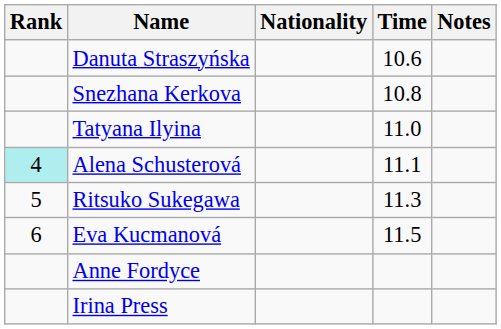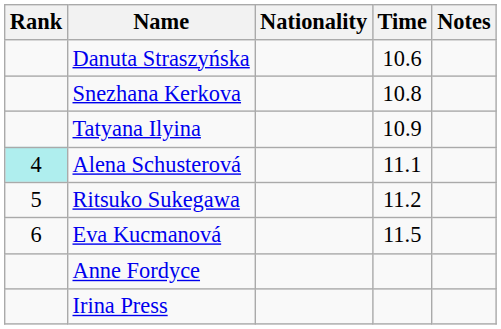(402, 128) 11.0 -> (402, 128) 10.9
(402, 199) 11.3 -> (402, 199) 11.2
